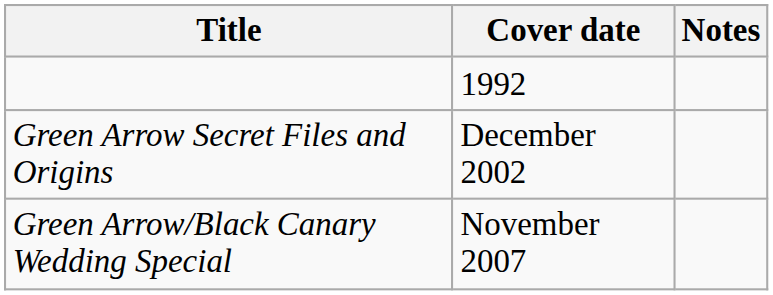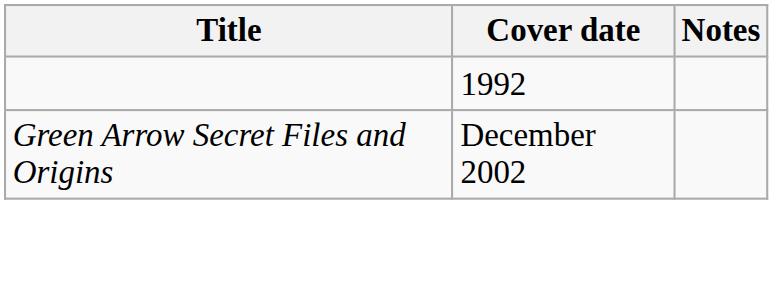- row: (194, 243)
